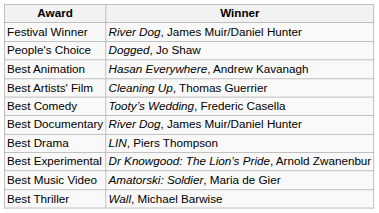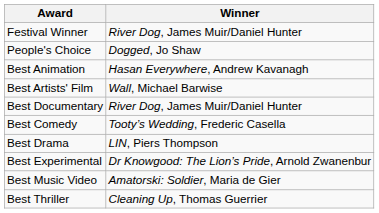(188, 87) Cleaning Up, Thomas Guerrier -> (166, 87) Wall, Michael Barwise
rows swapped: (42, 106) <-> (55, 124)
(166, 198) Wall, Michael Barwise -> (188, 198) Cleaning Up, Thomas Guerrier
